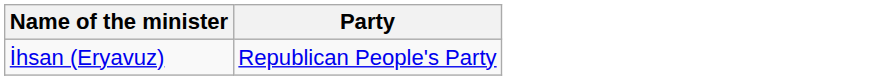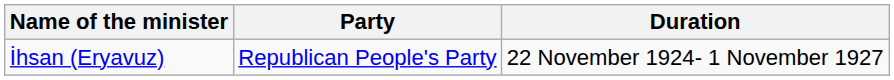+ column: (695, 22)
